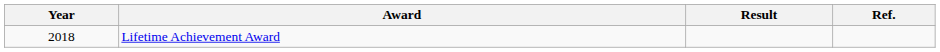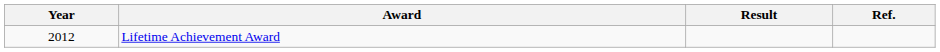(61, 36) 2018 -> (61, 36) 2012
